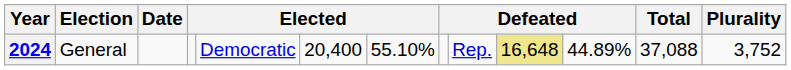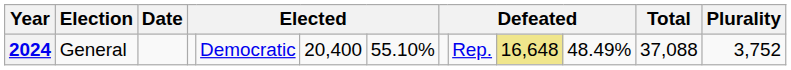(599, 49) 44.89% -> (599, 49) 48.49%
